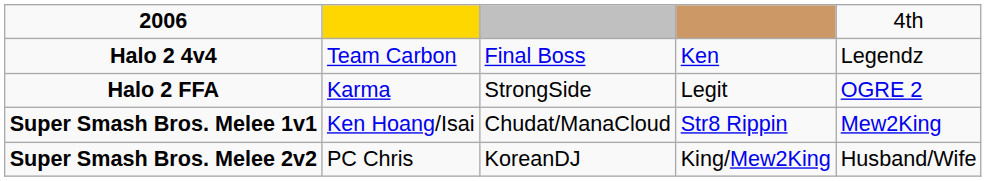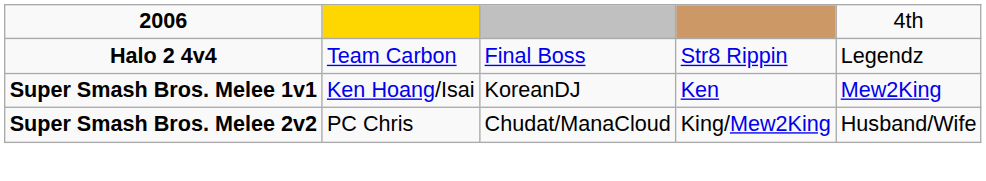(700, 55) Ken -> (734, 55) Str8 Rippin
- row: (163, 90)
(578, 124) Chudat/ManaCloud -> (533, 90) KoreanDJ
(734, 124) Str8 Rippin -> (700, 90) Ken
(533, 158) KoreanDJ -> (578, 124) Chudat/ManaCloud
